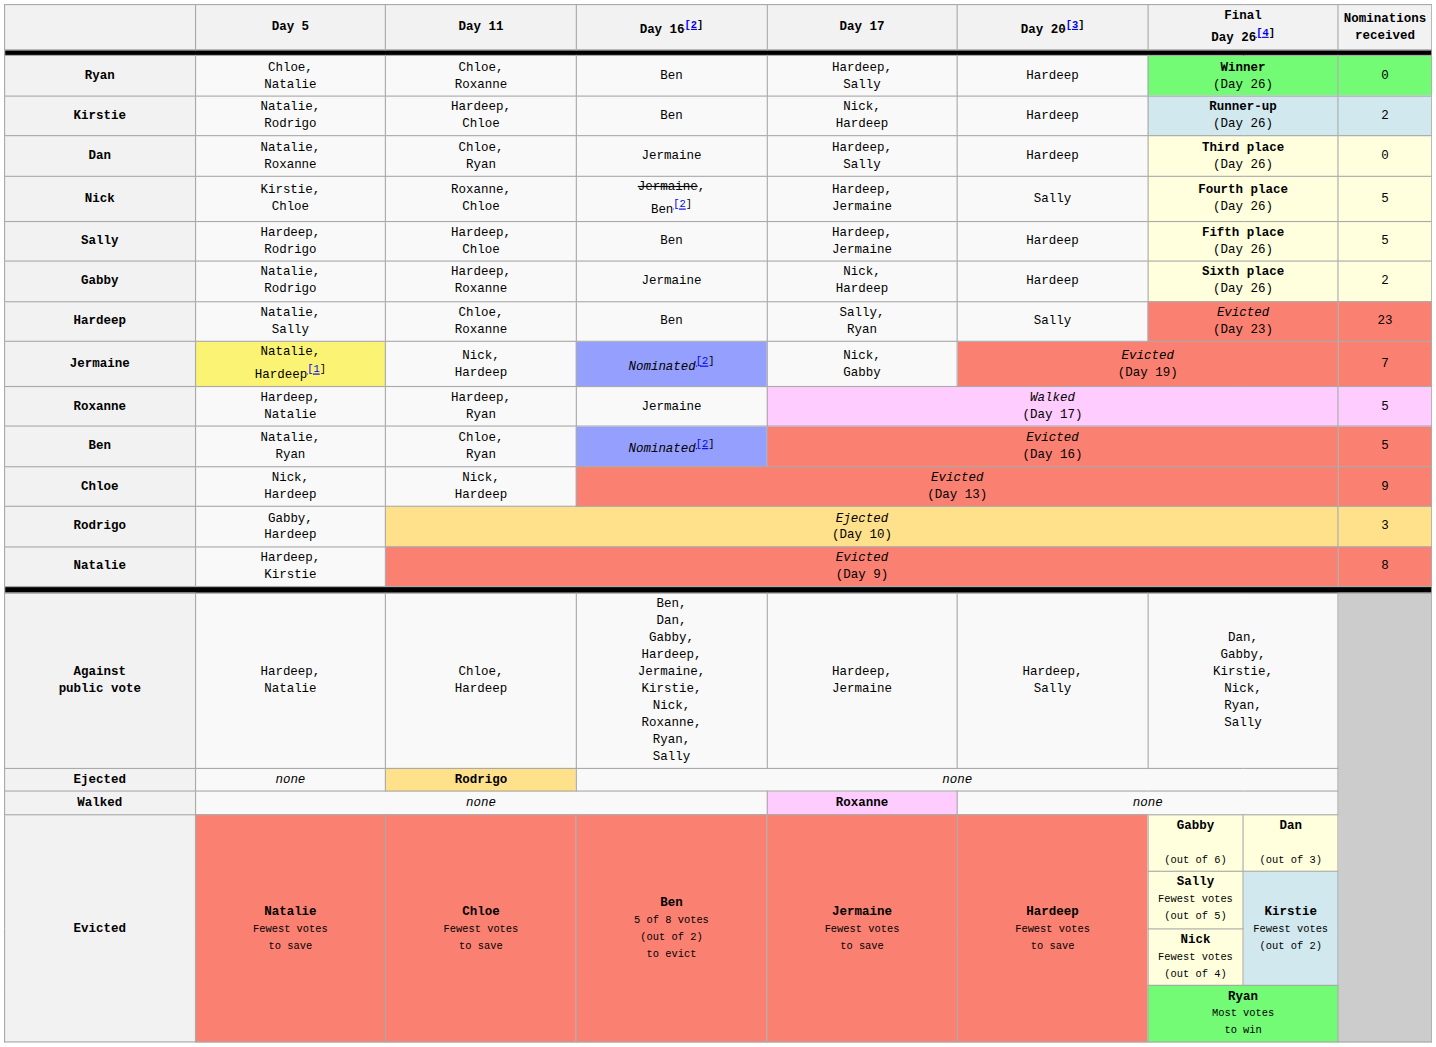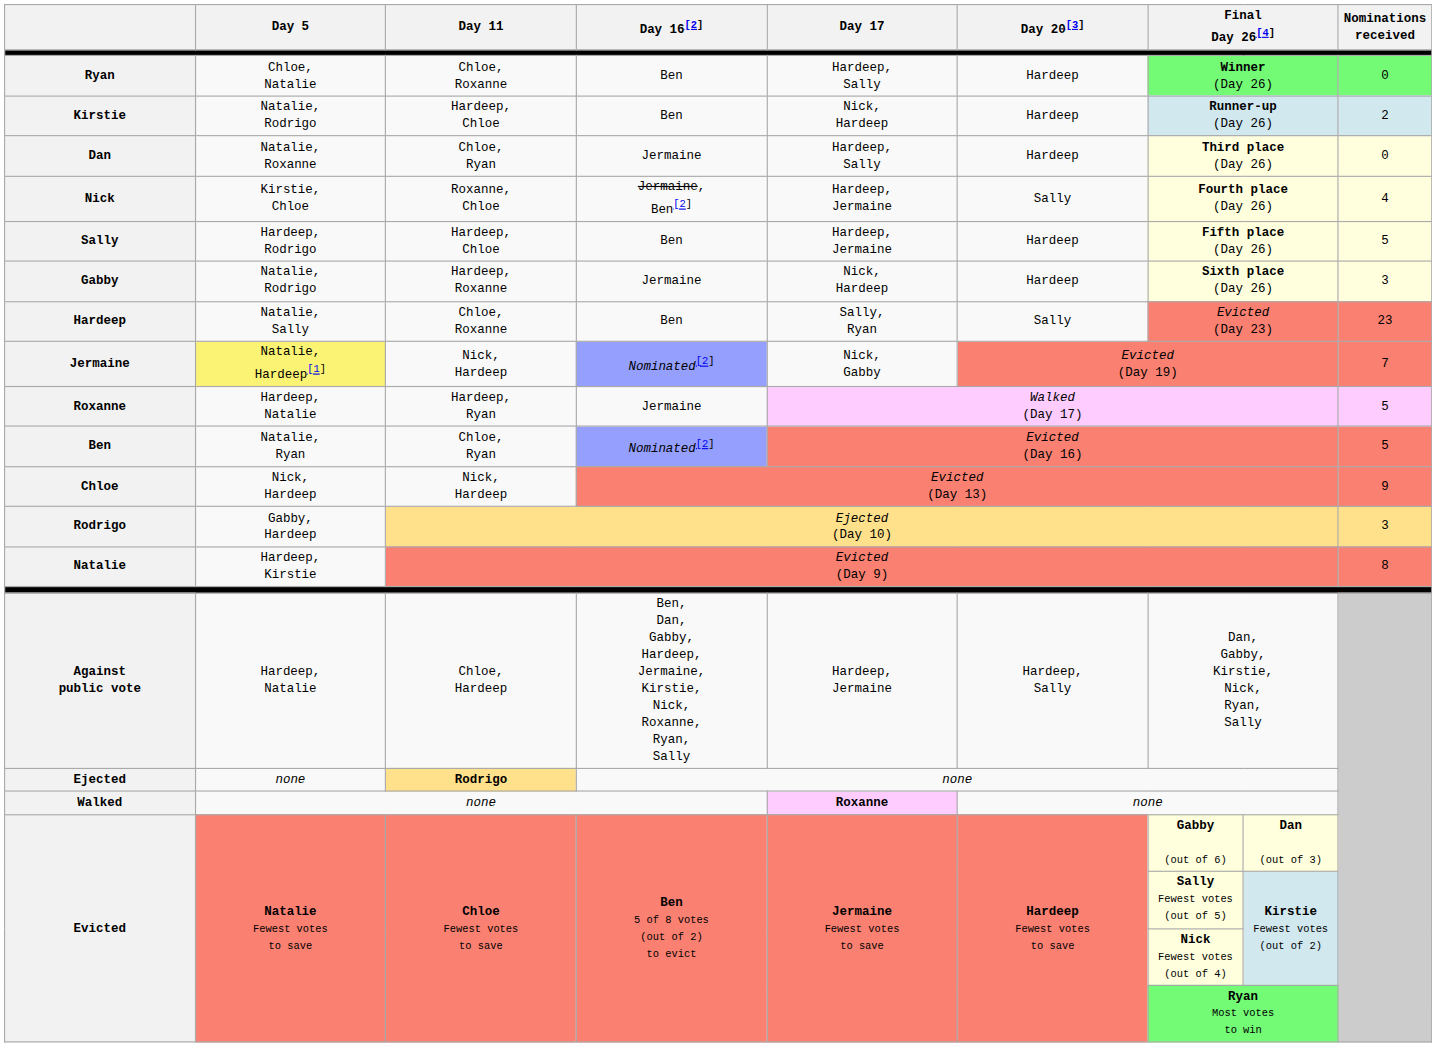(1385, 198) 5 -> (1385, 198) 4
(1385, 281) 2 -> (1385, 281) 3
